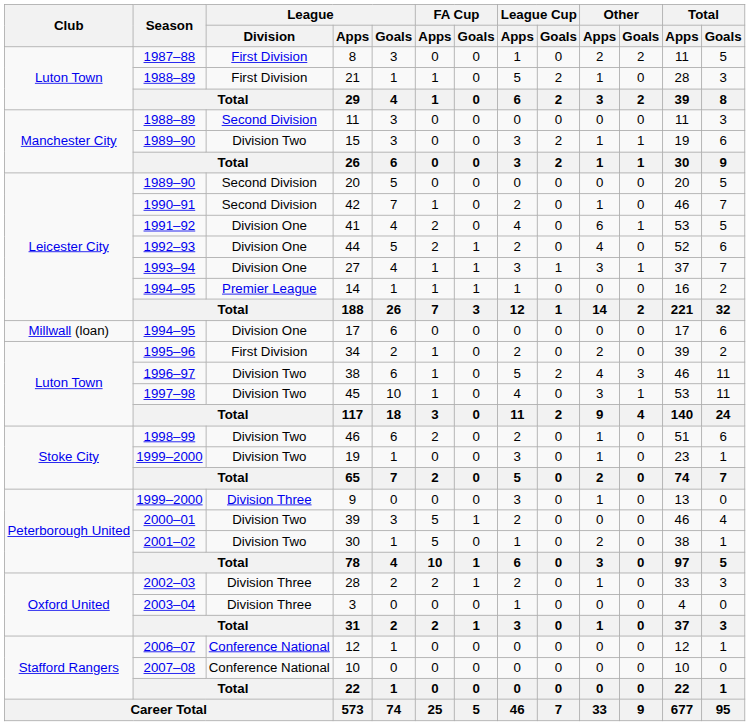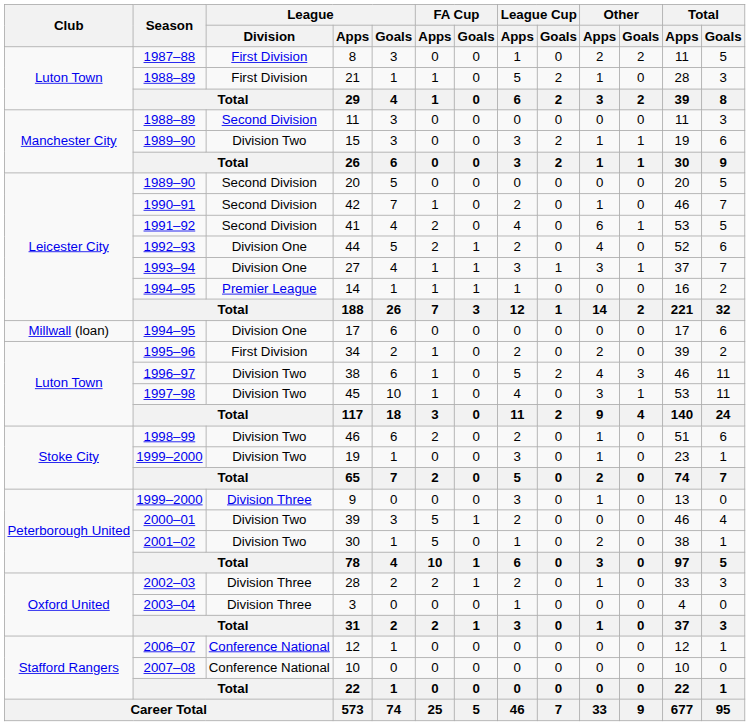(269, 225) Division One -> (269, 225) Second Division
